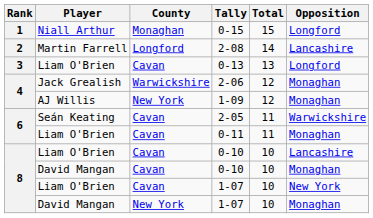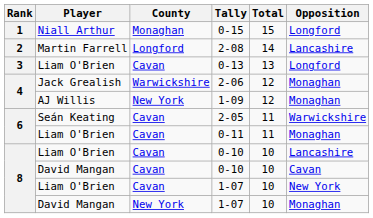(315, 169) Monaghan -> (305, 169) Cavan
